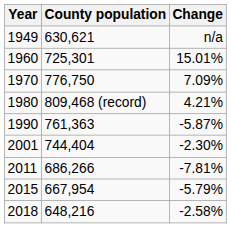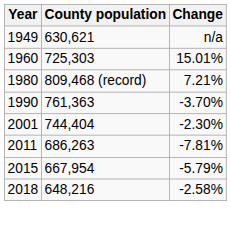(69, 59) 725,301 -> (69, 59) 725,303
- row: (23, 80)
(203, 102) 4.21% -> (203, 80) 7.21%
(201, 124) -5.87% -> (201, 102) -3.70%
(69, 168) 686,266 -> (69, 146) 686,263
